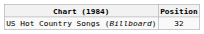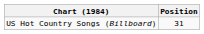(179, 23) 32 -> (179, 23) 31
